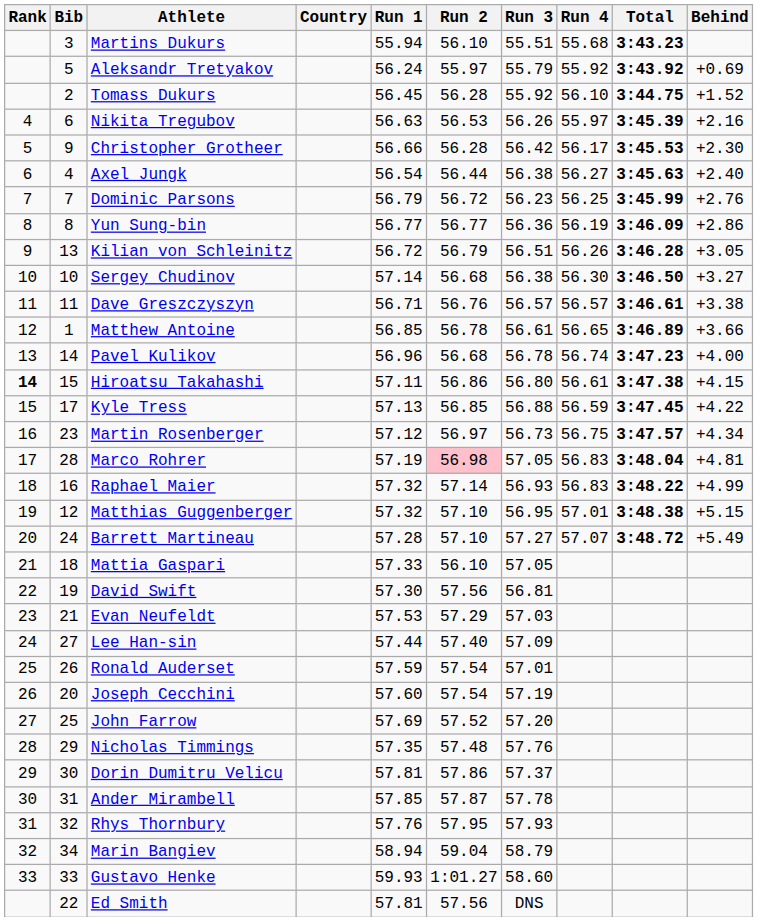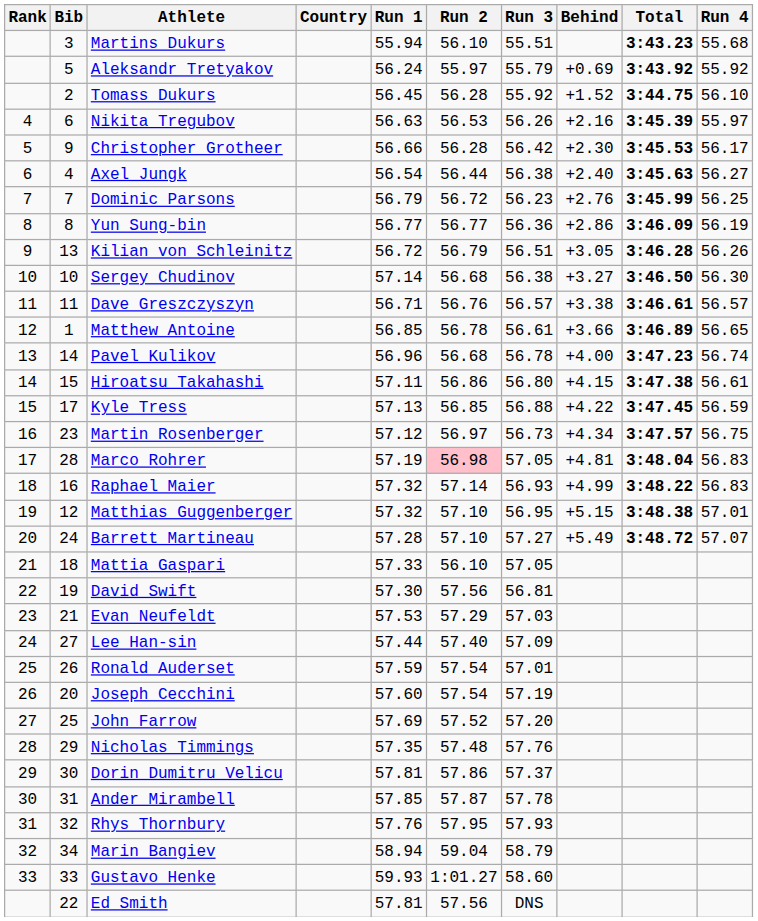columns swapped: (585, 18) <-> (720, 18)
(28, 382) bold -> (28, 382) normal
